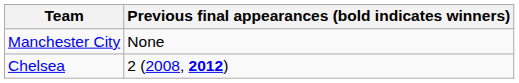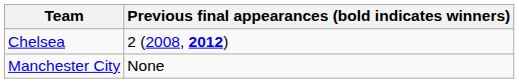rows swapped: (64, 41) <-> (37, 66)
